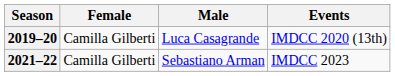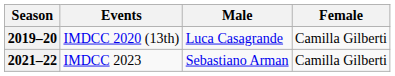columns swapped: (109, 15) <-> (329, 15)
